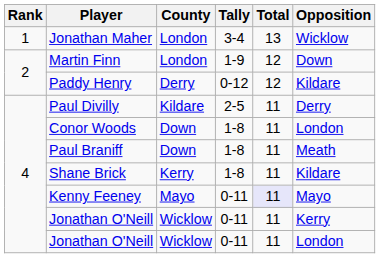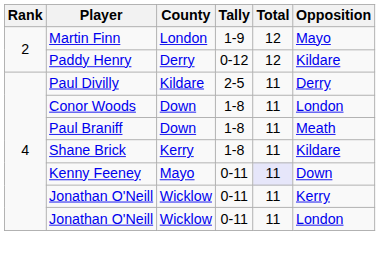- row: (101, 38)
(314, 60) Down -> (313, 38) Mayo
(313, 196) Mayo -> (314, 173) Down
